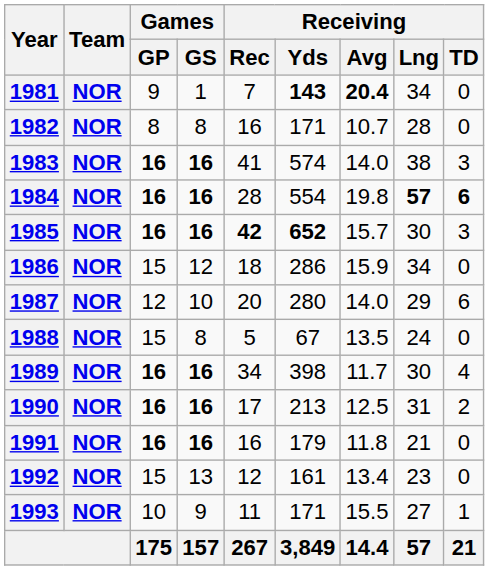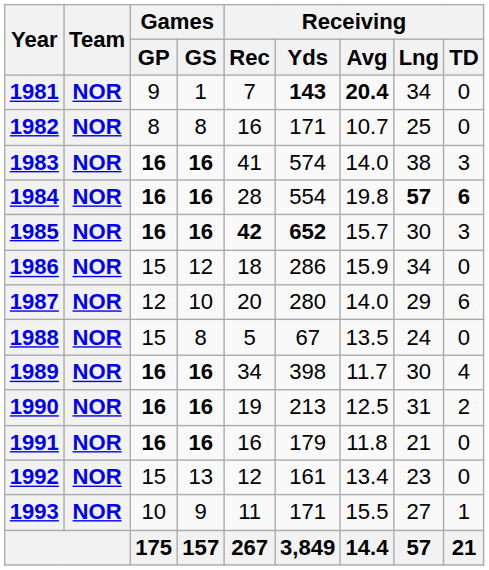(419, 127) 28 -> (419, 127) 25
(250, 407) 17 -> (250, 407) 19
